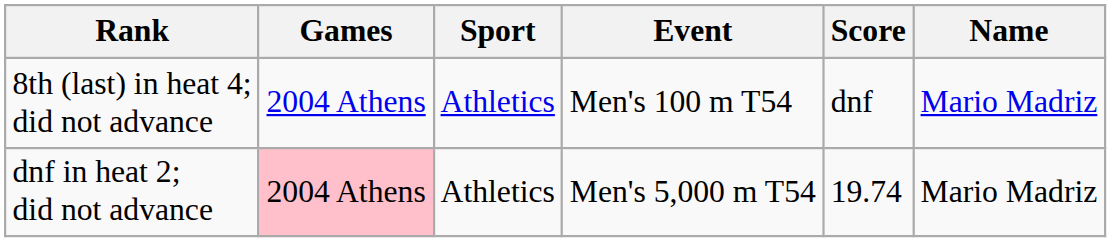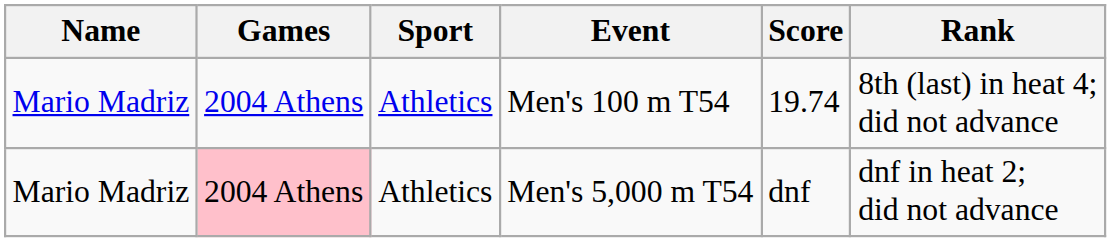columns swapped: (1009, 31) <-> (132, 31)
(852, 101) dnf -> (804, 101) 19.74
(866, 191) 19.74 -> (789, 191) dnf
